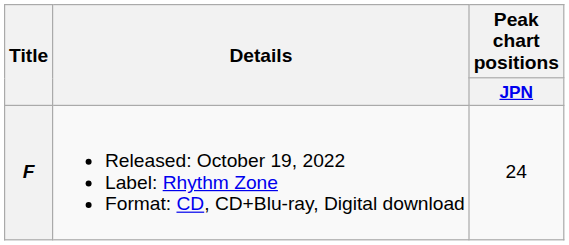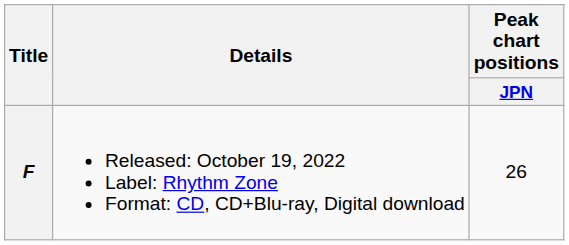(516, 172) 24 -> (516, 172) 26
